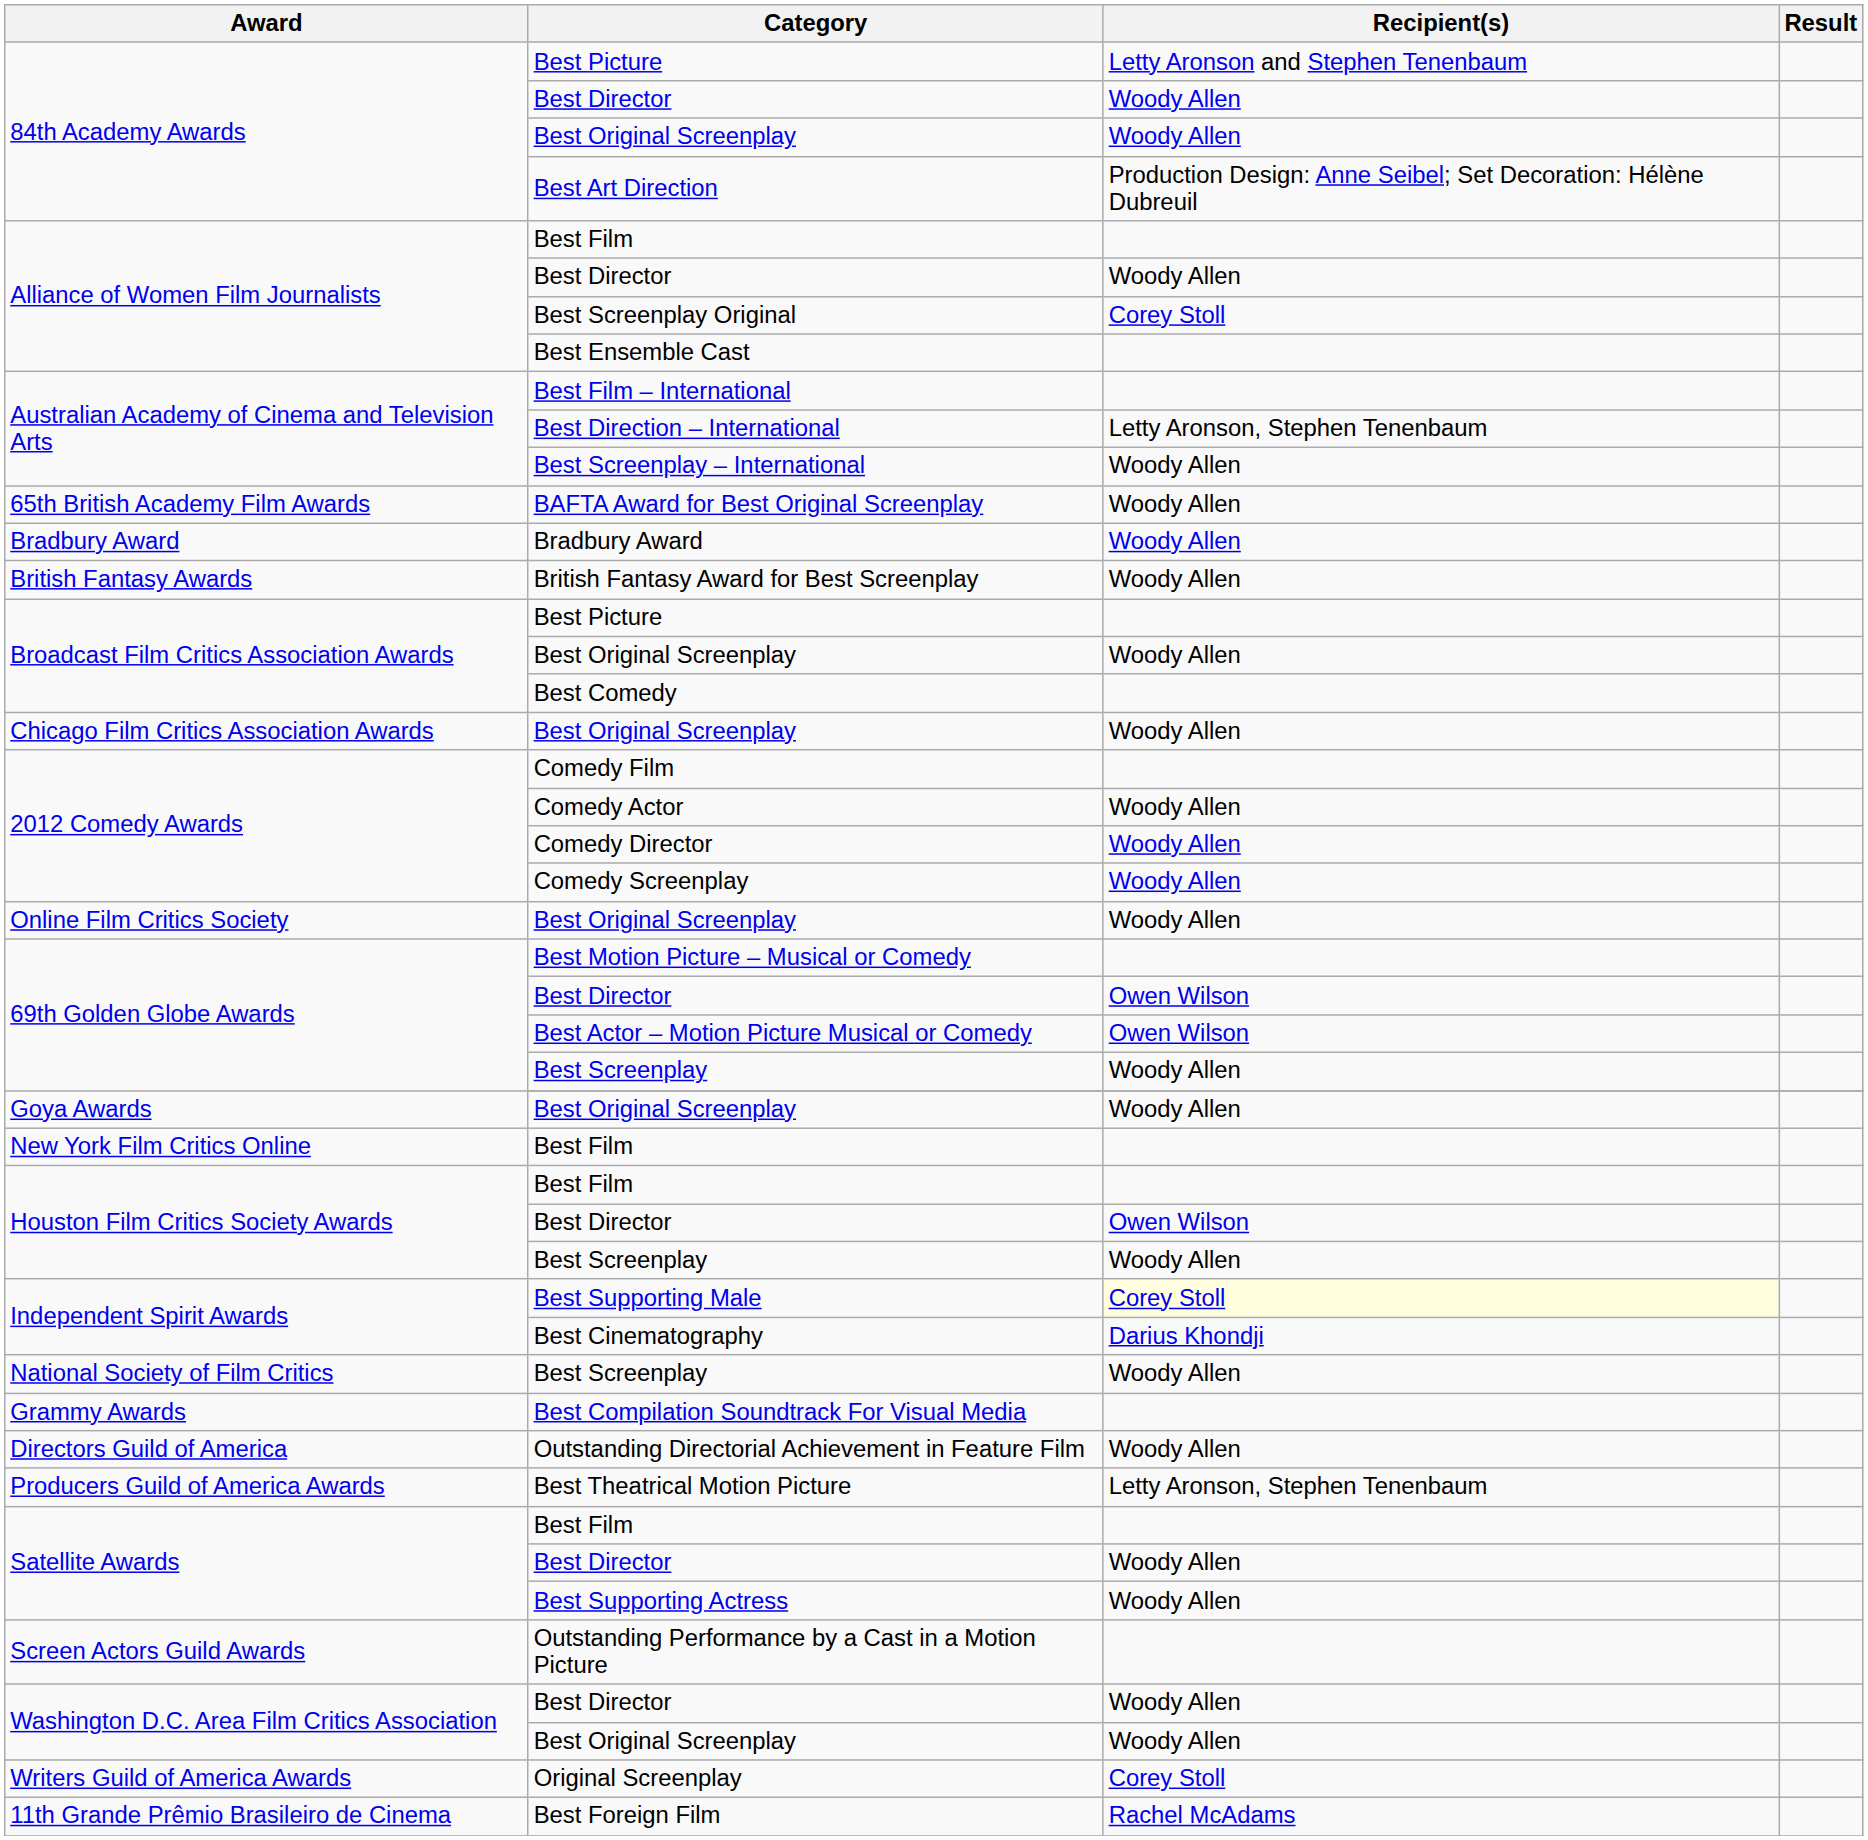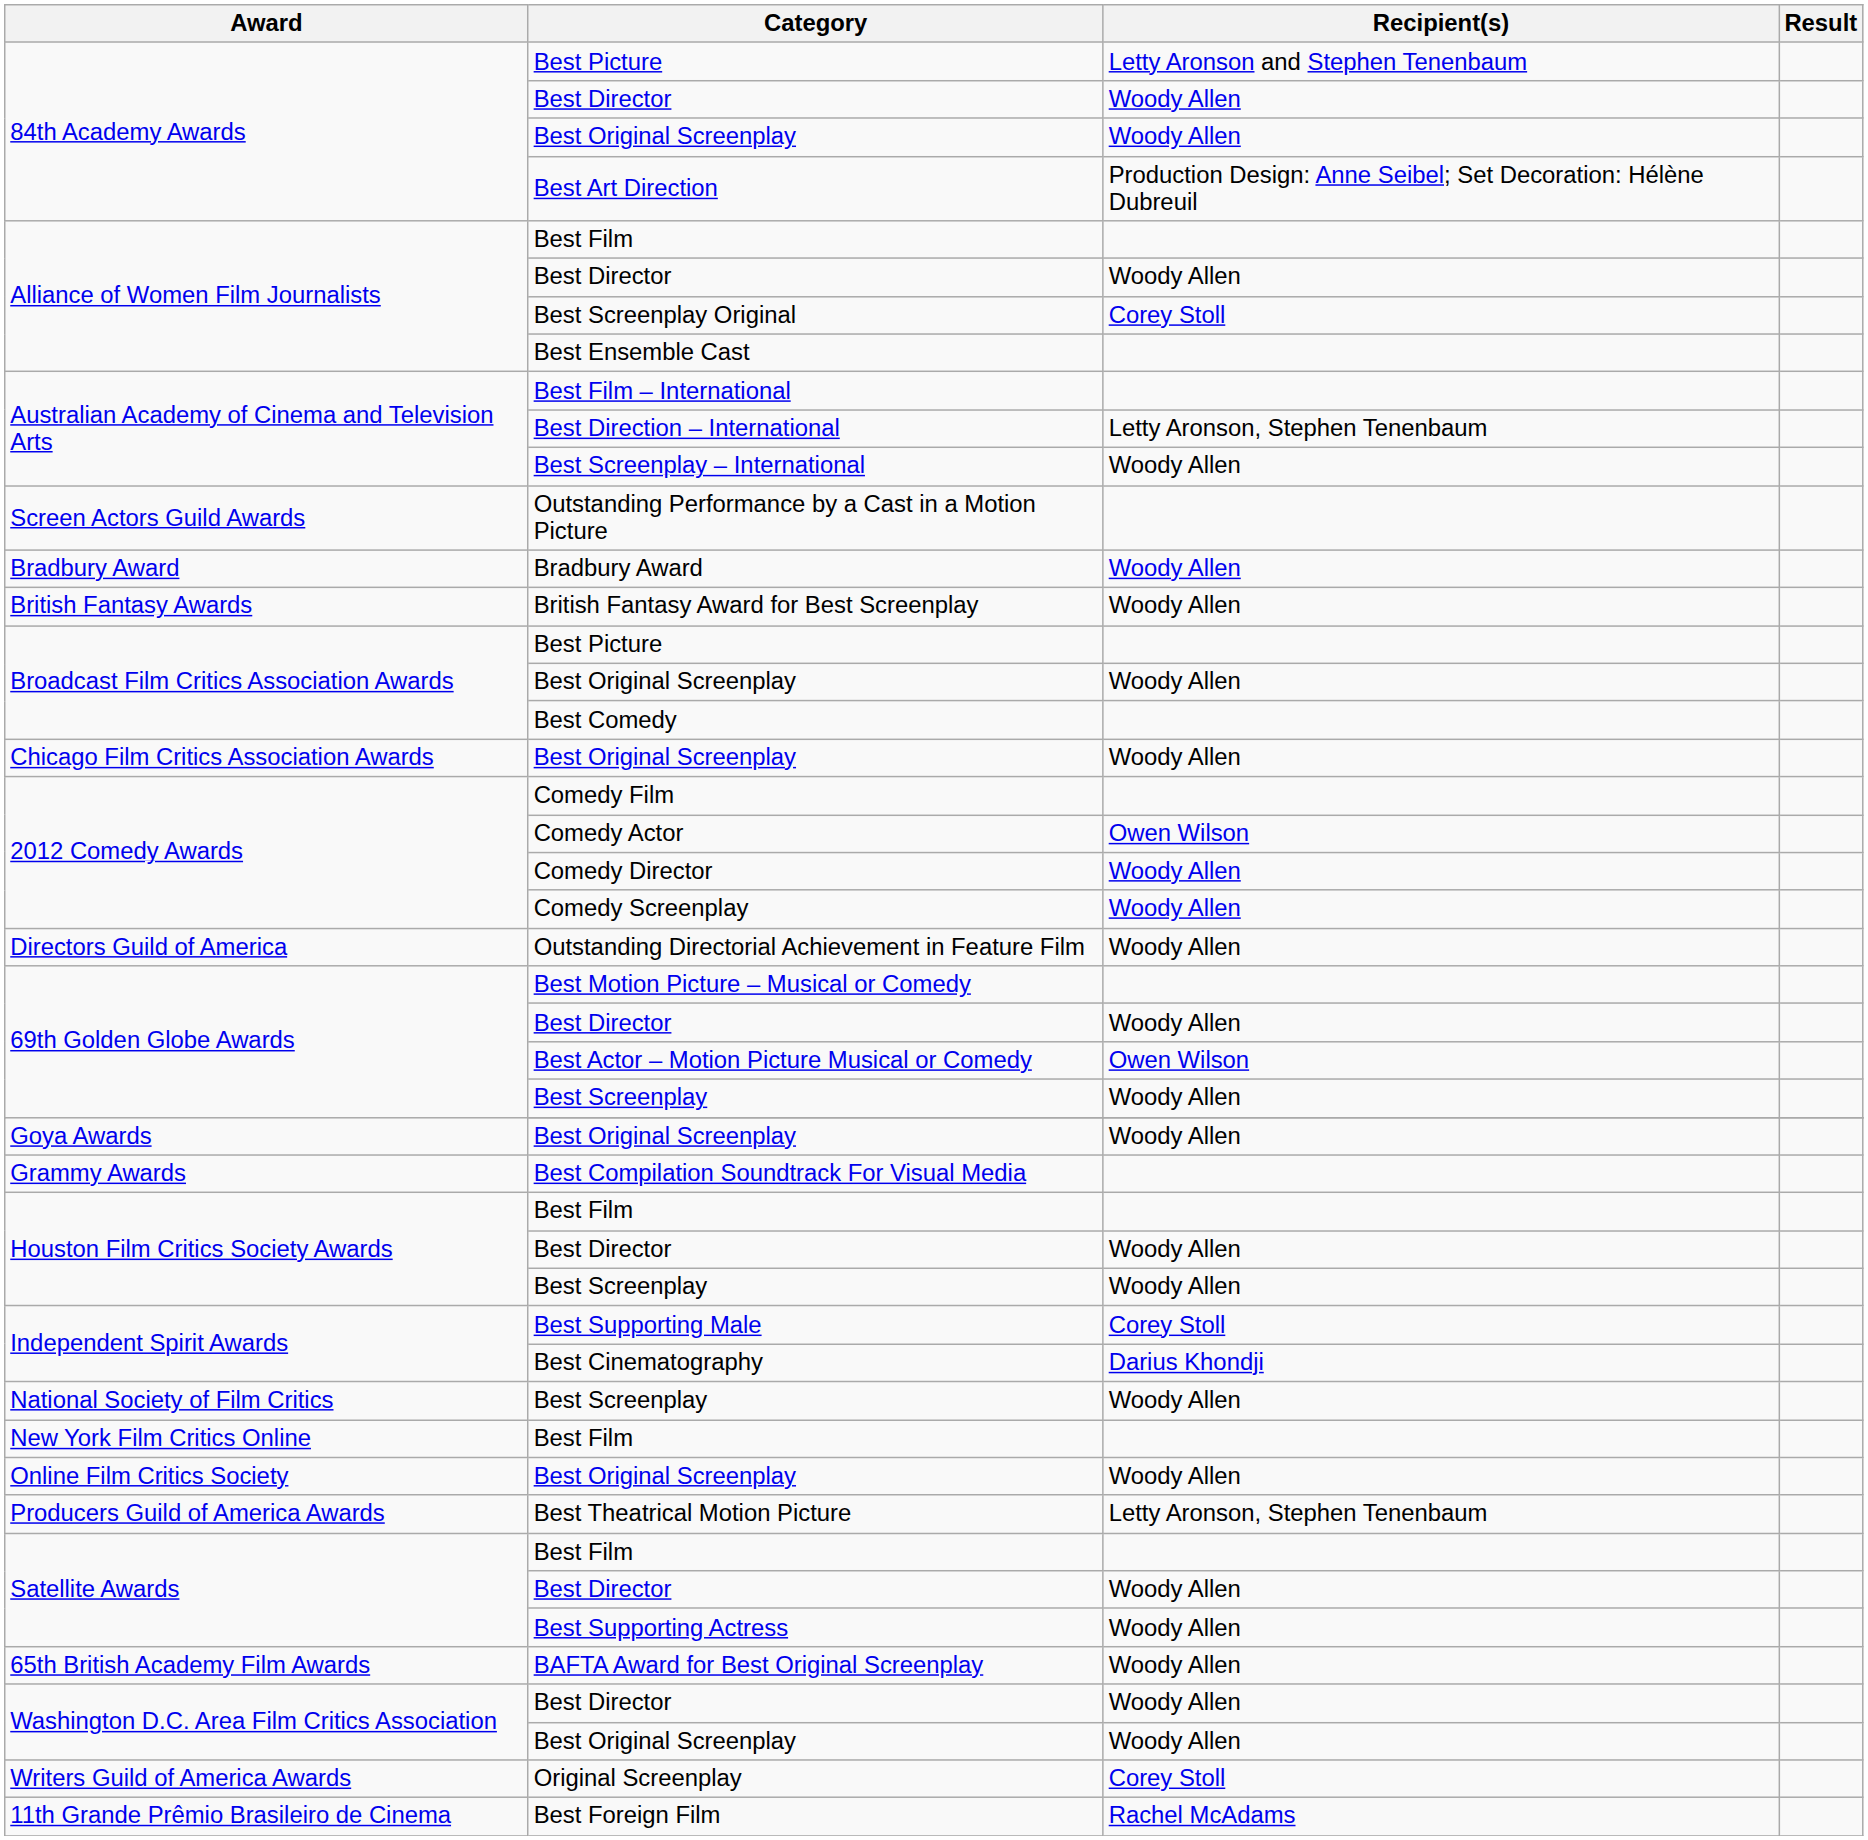rows swapped: (190, 503) <-> (158, 1651)
(1175, 806) Woody Allen -> (1179, 833) Owen Wilson
rows swapped: (149, 1449) <-> (149, 919)
(1179, 995) Owen Wilson -> (1175, 1022) Woody Allen
rows swapped: (98, 1411) <-> (161, 1146)
(1179, 1222) Owen Wilson -> (1175, 1249) Woody Allen
(1167, 1297) lightyellow background -> (1167, 1324) no background
